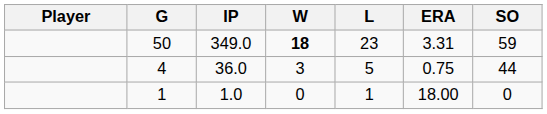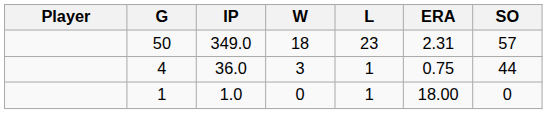(300, 43) bold -> (300, 43) normal
(438, 43) 3.31 -> (438, 43) 2.31
(507, 43) 59 -> (507, 43) 57
(369, 69) 5 -> (369, 69) 1
